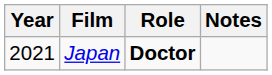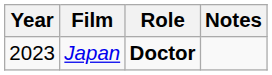(32, 53) 2021 -> (32, 53) 2023
